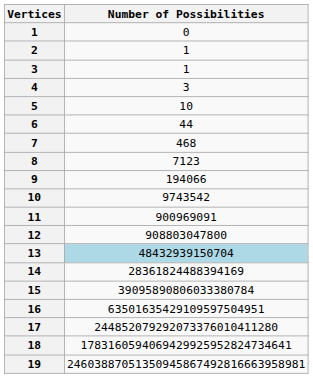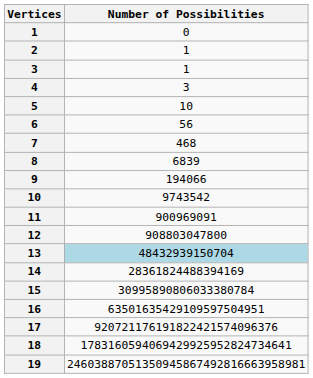(186, 124) 44 -> (186, 124) 56
(186, 161) 7123 -> (186, 161) 6839
(186, 290) 39095890806033380784 -> (186, 290) 30995890806033380784
(186, 327) 244852079292073376010411280 -> (186, 327) 920721176191822421574096376
